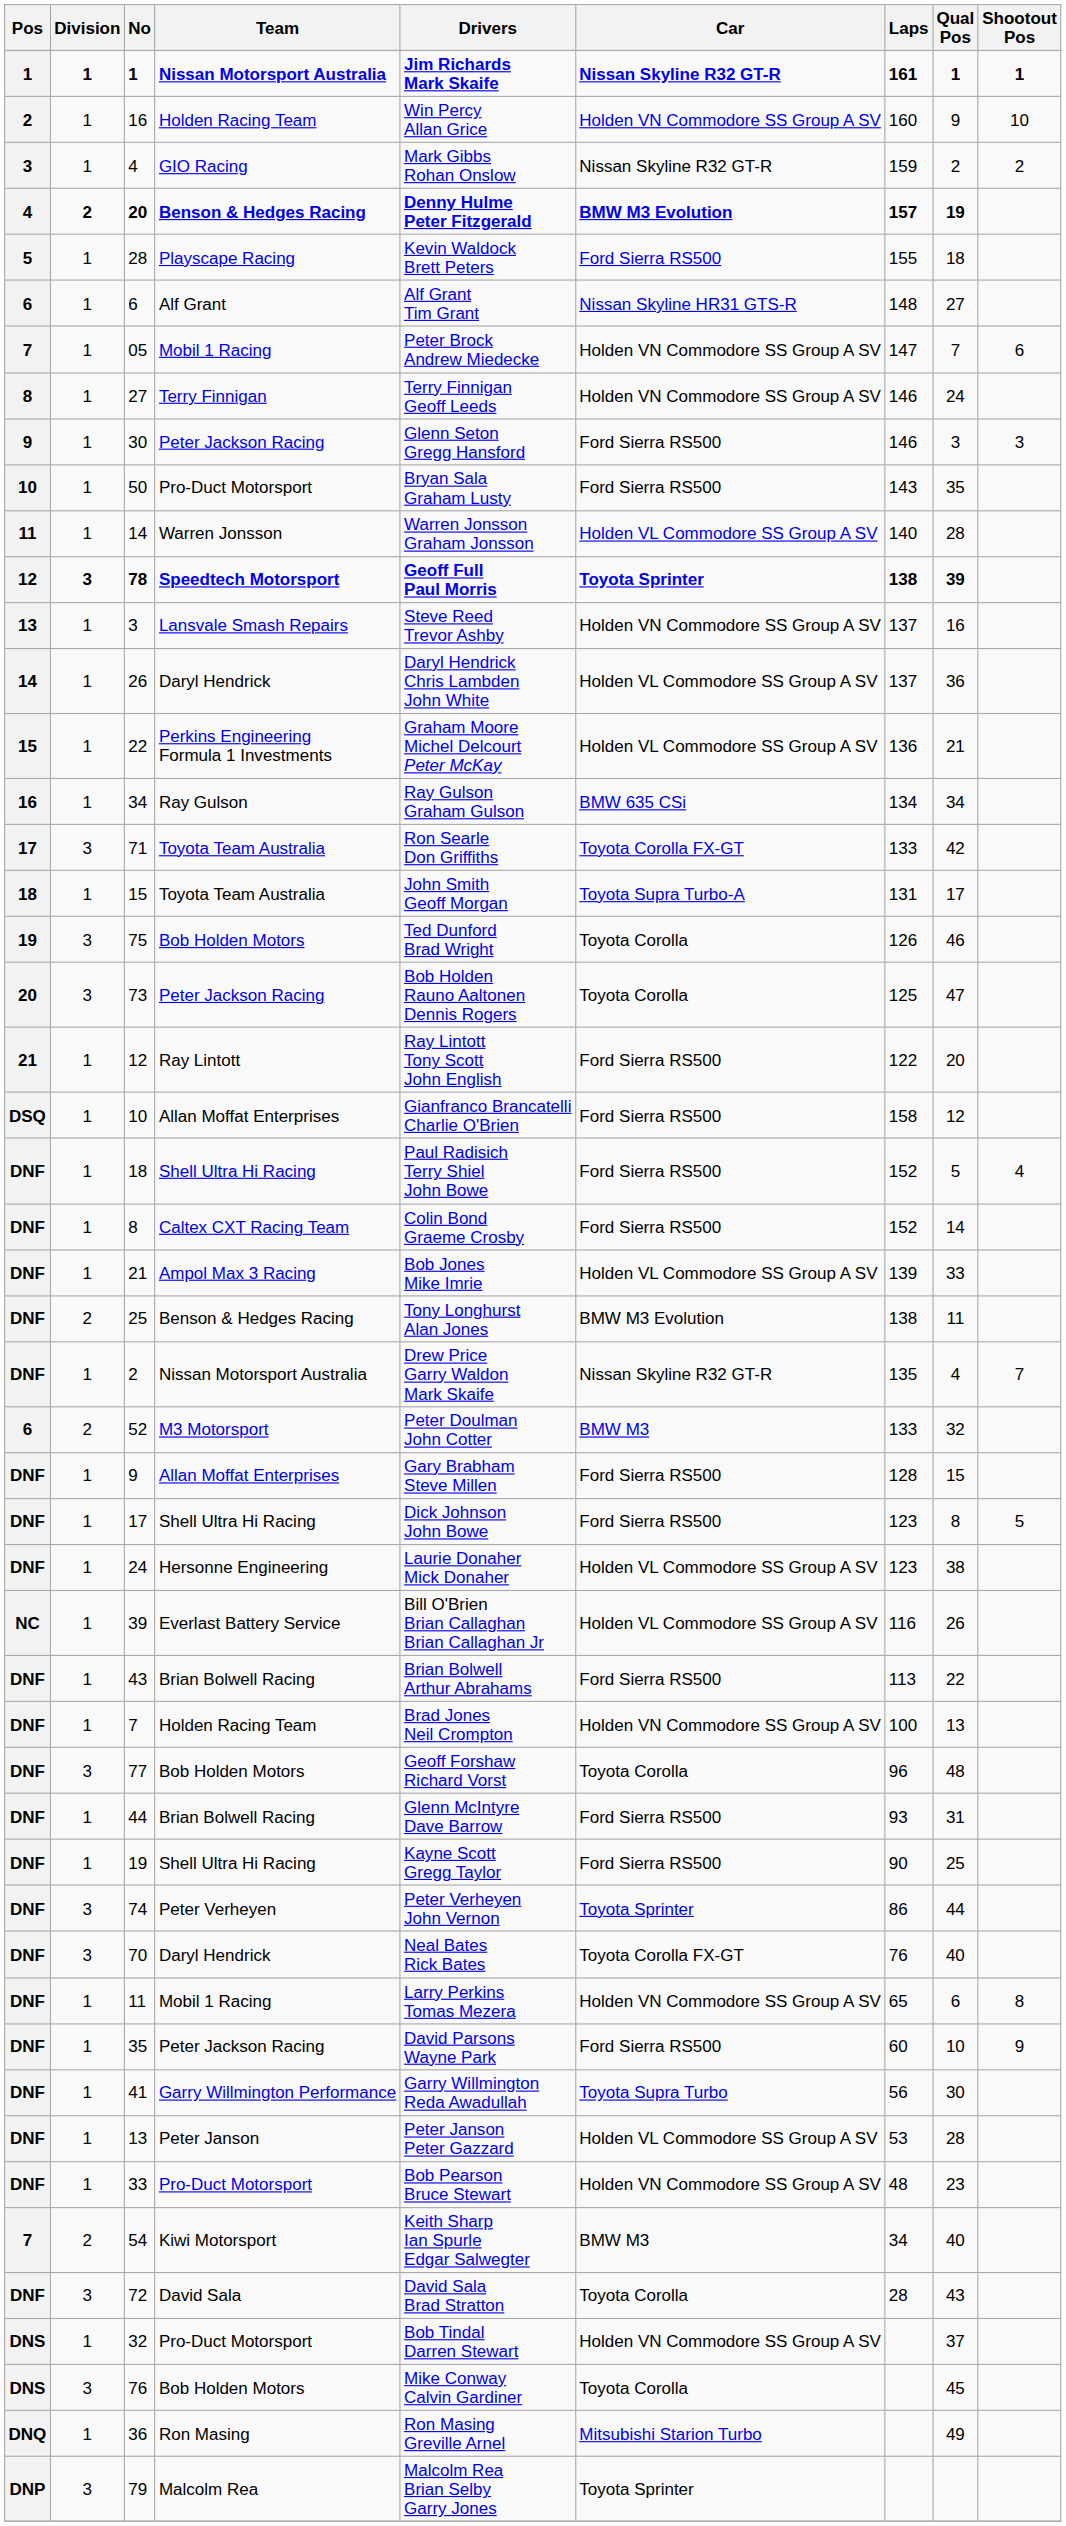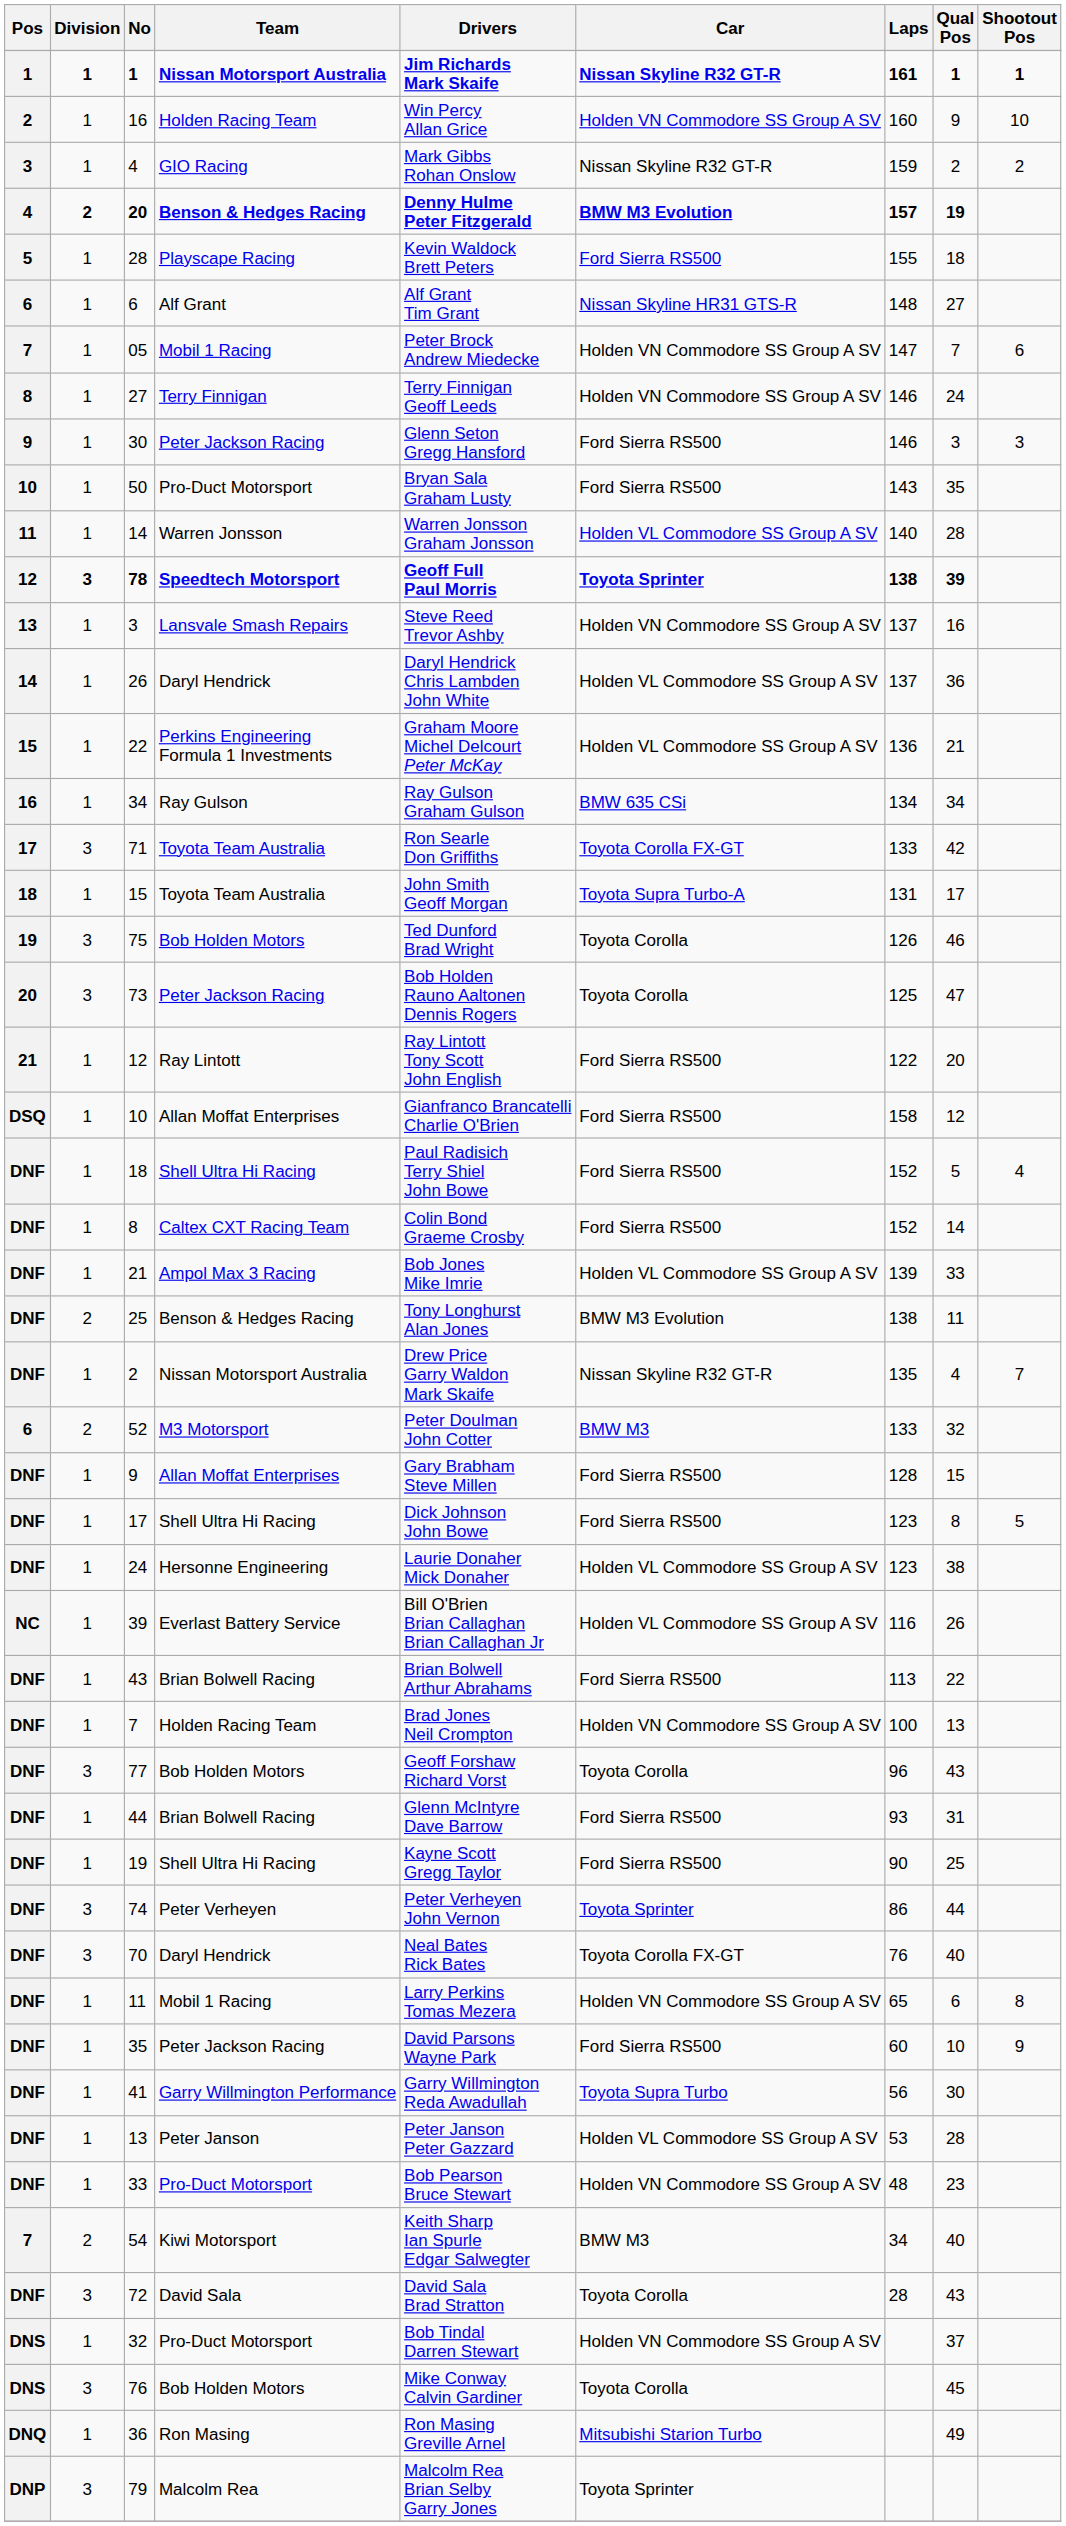(955, 1771) 48 -> (955, 1771) 43
